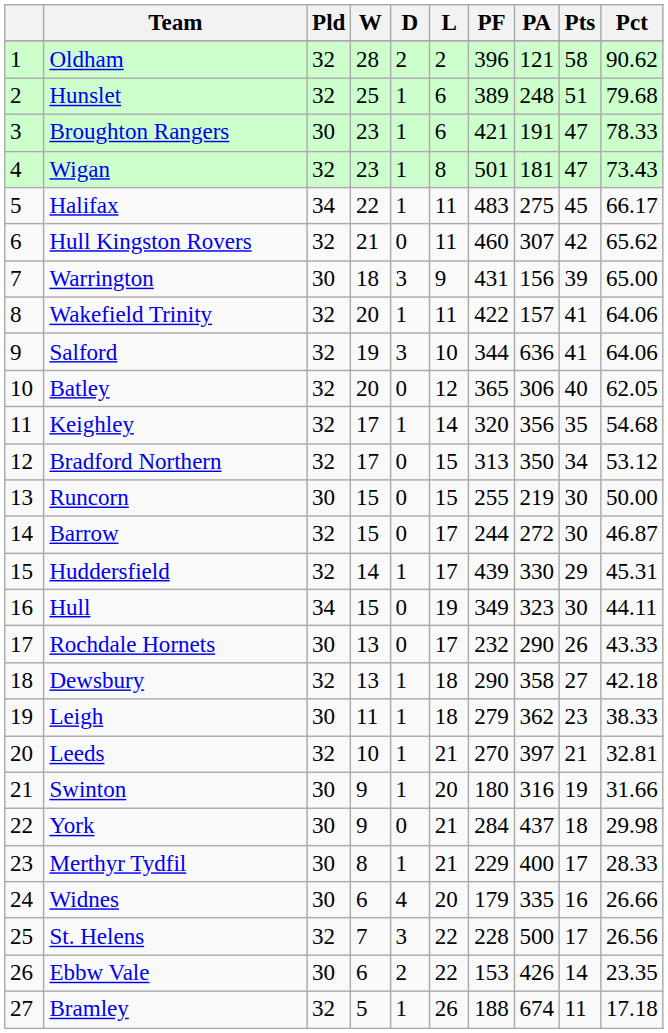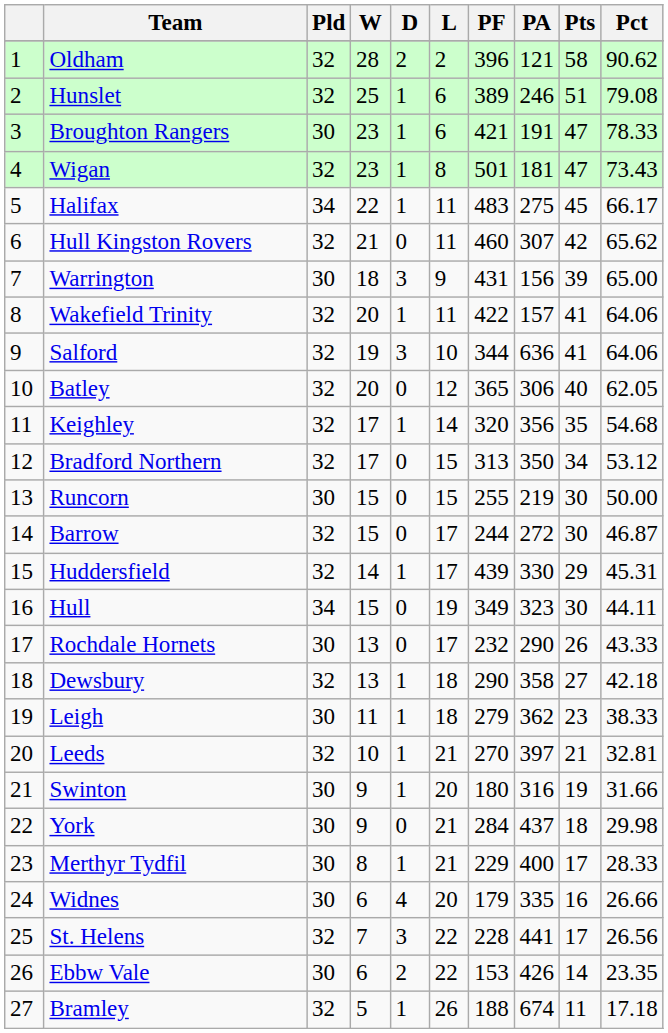(537, 95) 248 -> (537, 95) 246
(632, 95) 79.68 -> (632, 95) 79.08
(537, 936) 500 -> (537, 936) 441
